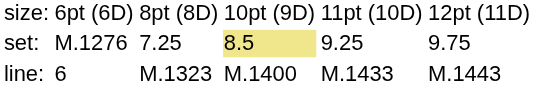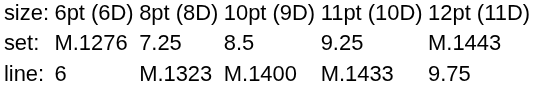(239, 43) khaki background -> (239, 43) no background
(449, 43) 9.75 -> (465, 43) M.1443
(465, 73) M.1443 -> (449, 73) 9.75
